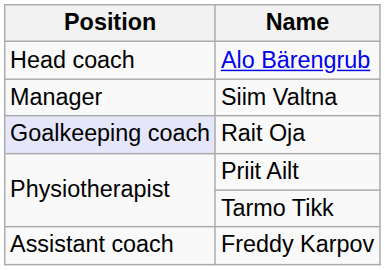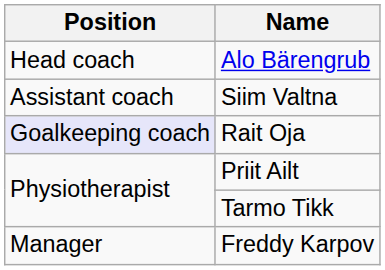(56, 97) Manager -> (92, 97) Assistant coach
(92, 245) Assistant coach -> (56, 245) Manager
